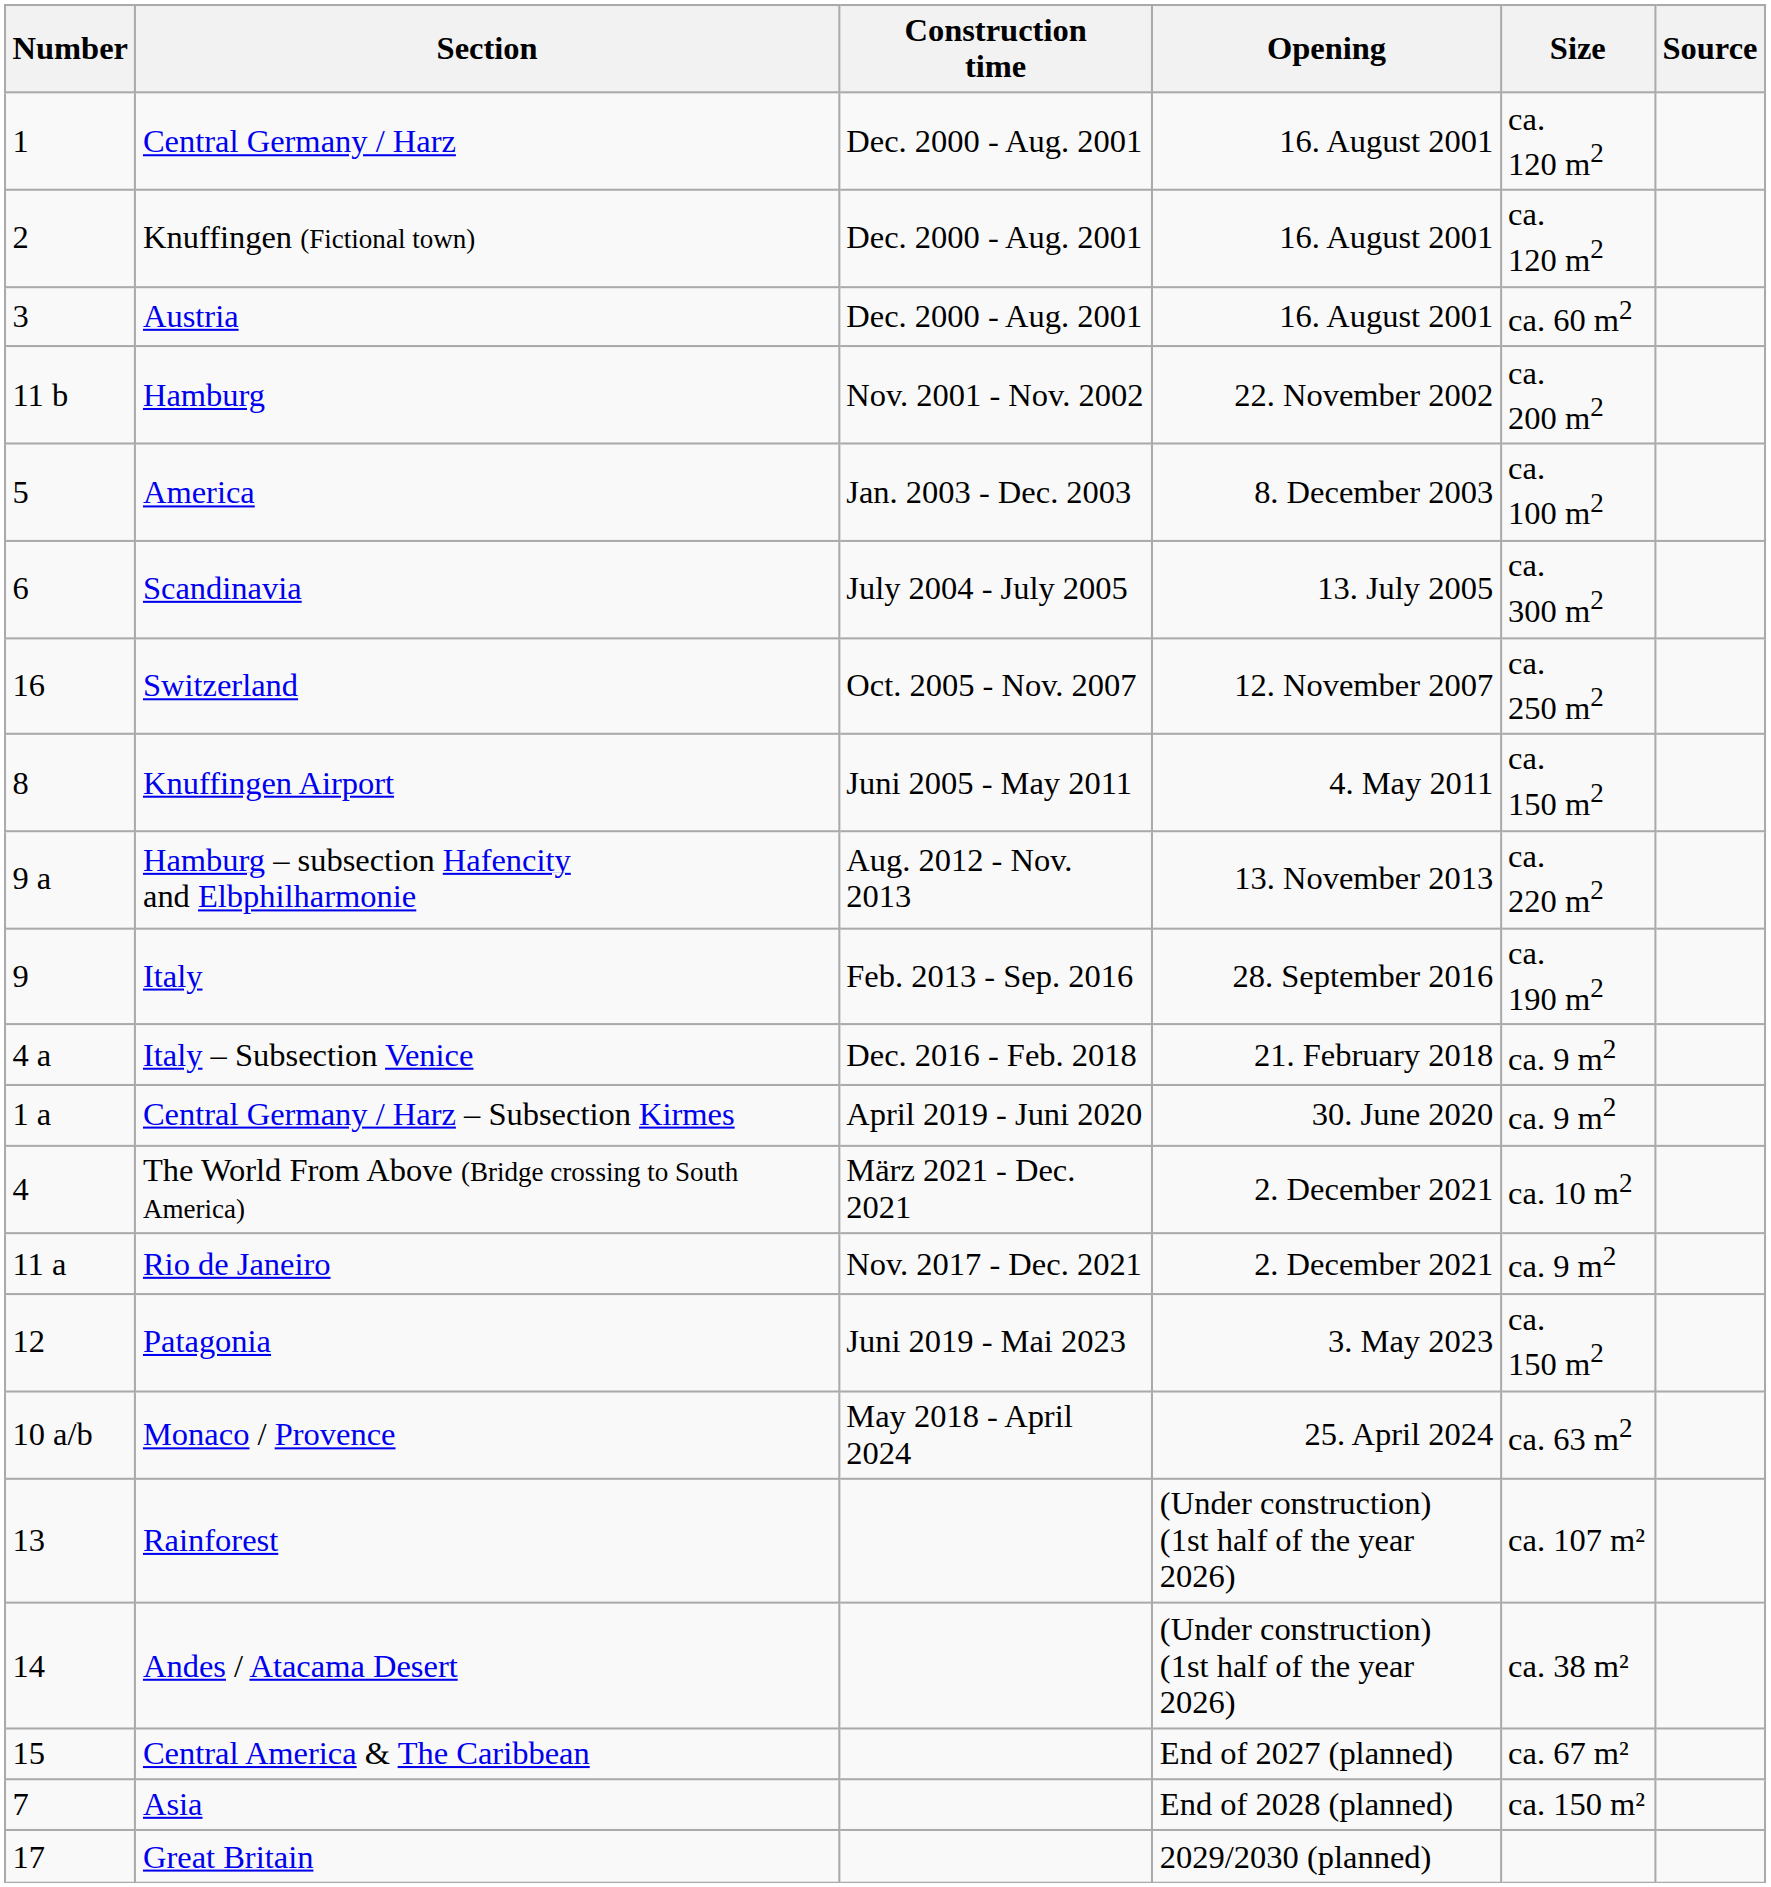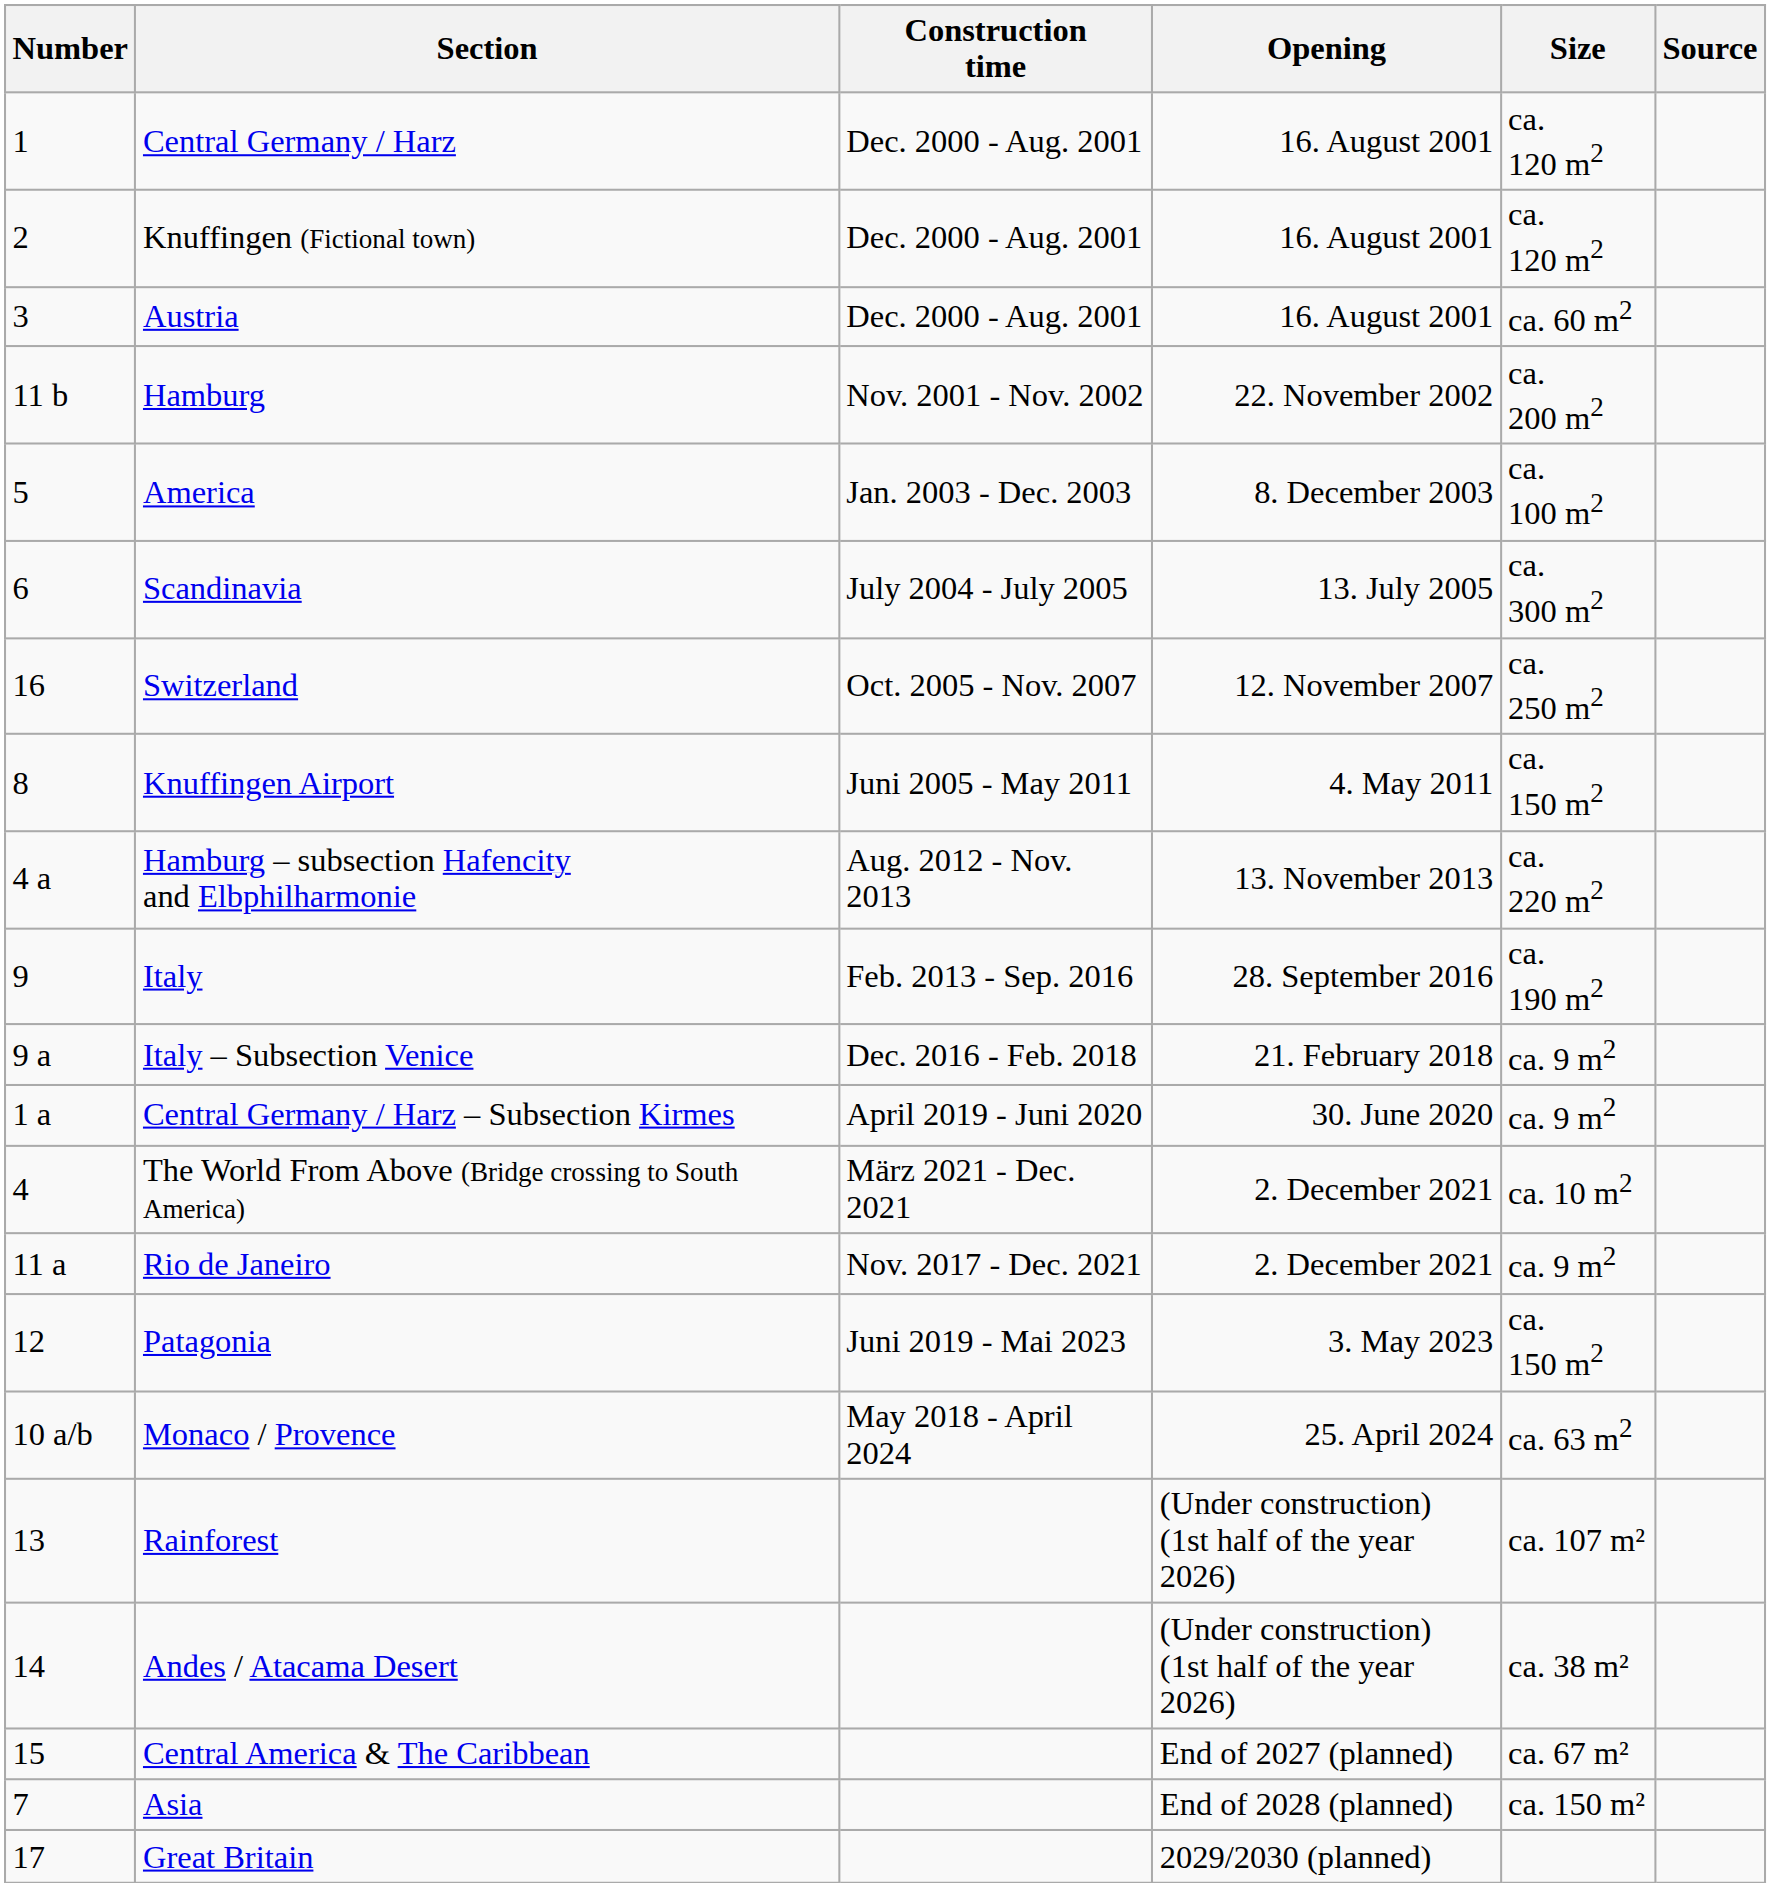(32, 879) 9 a -> (32, 879) 4 a
(32, 1054) 4 a -> (32, 1054) 9 a
